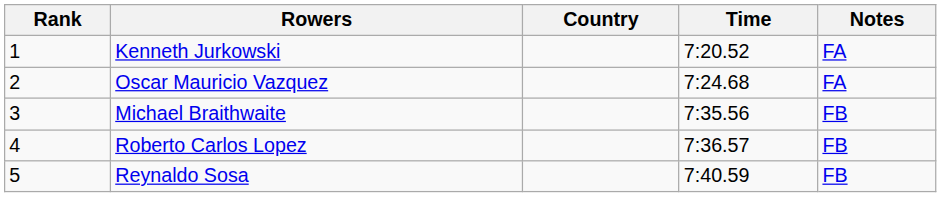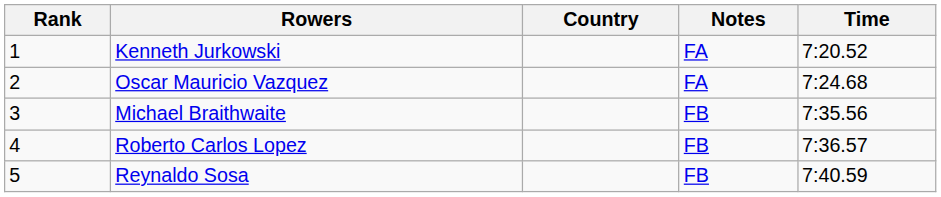columns swapped: (749, 20) <-> (877, 20)
